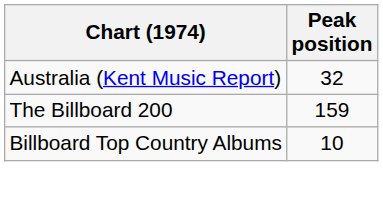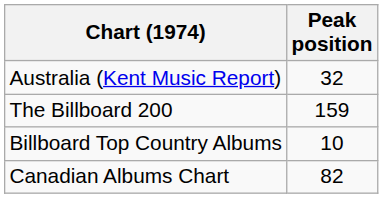+ row: (119, 176)
